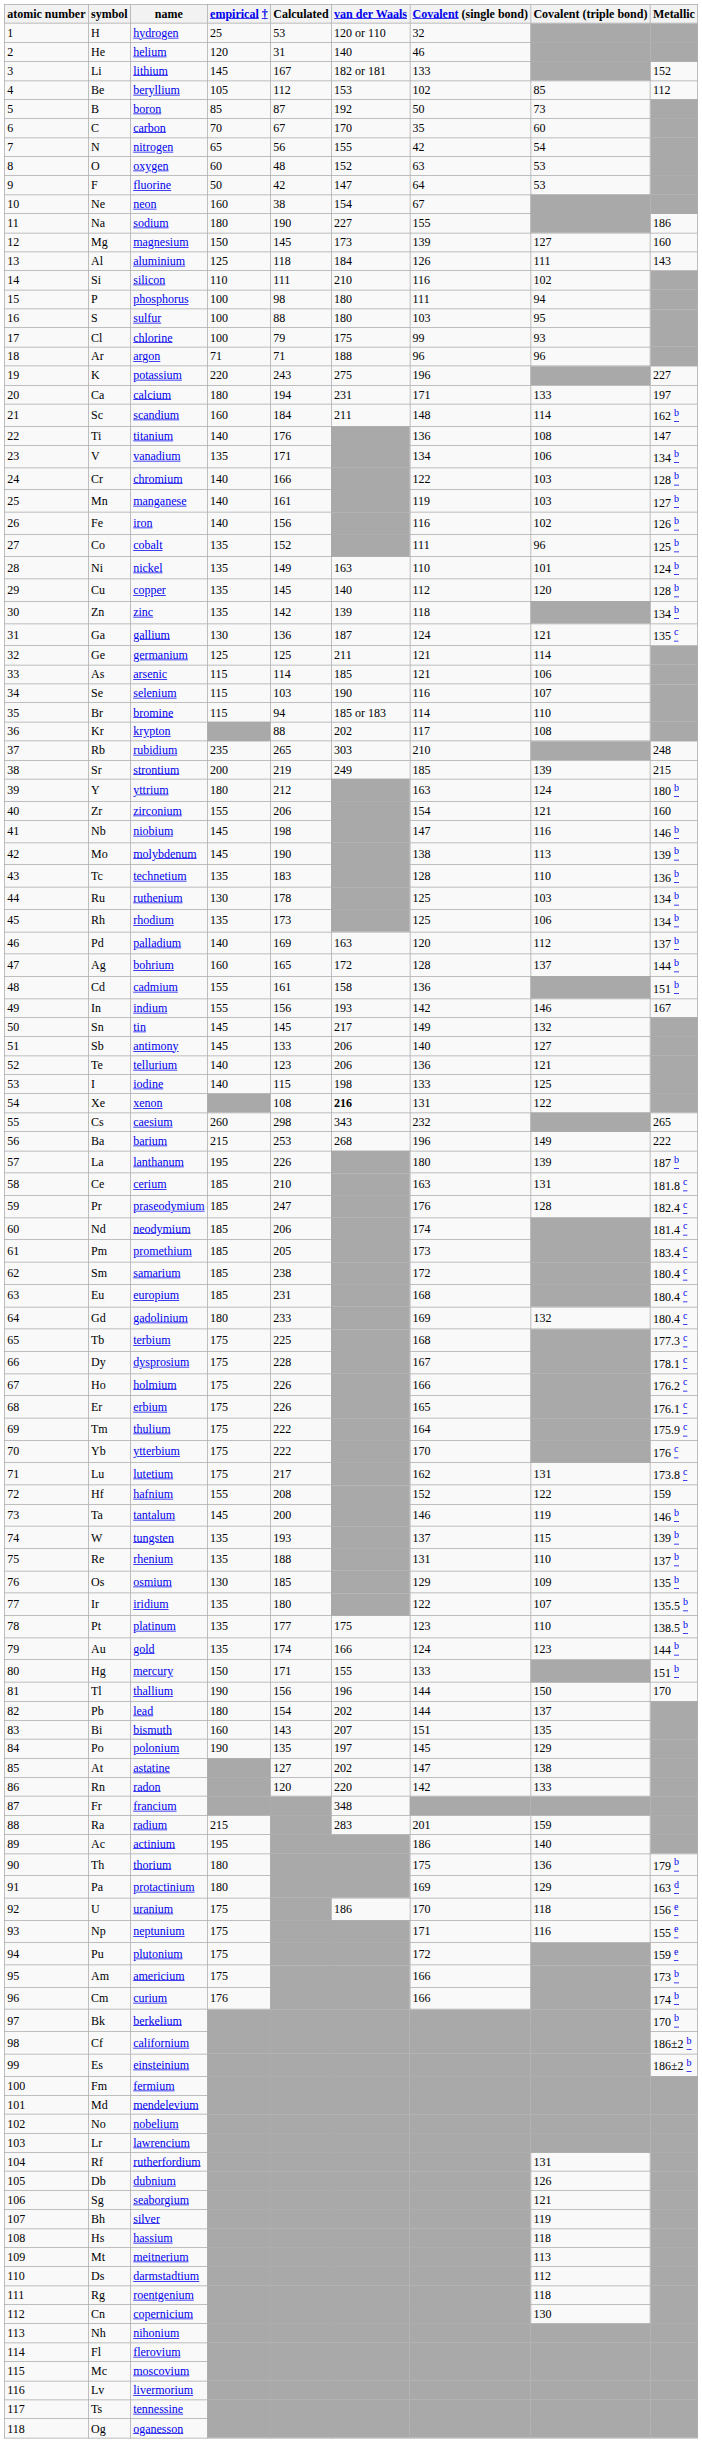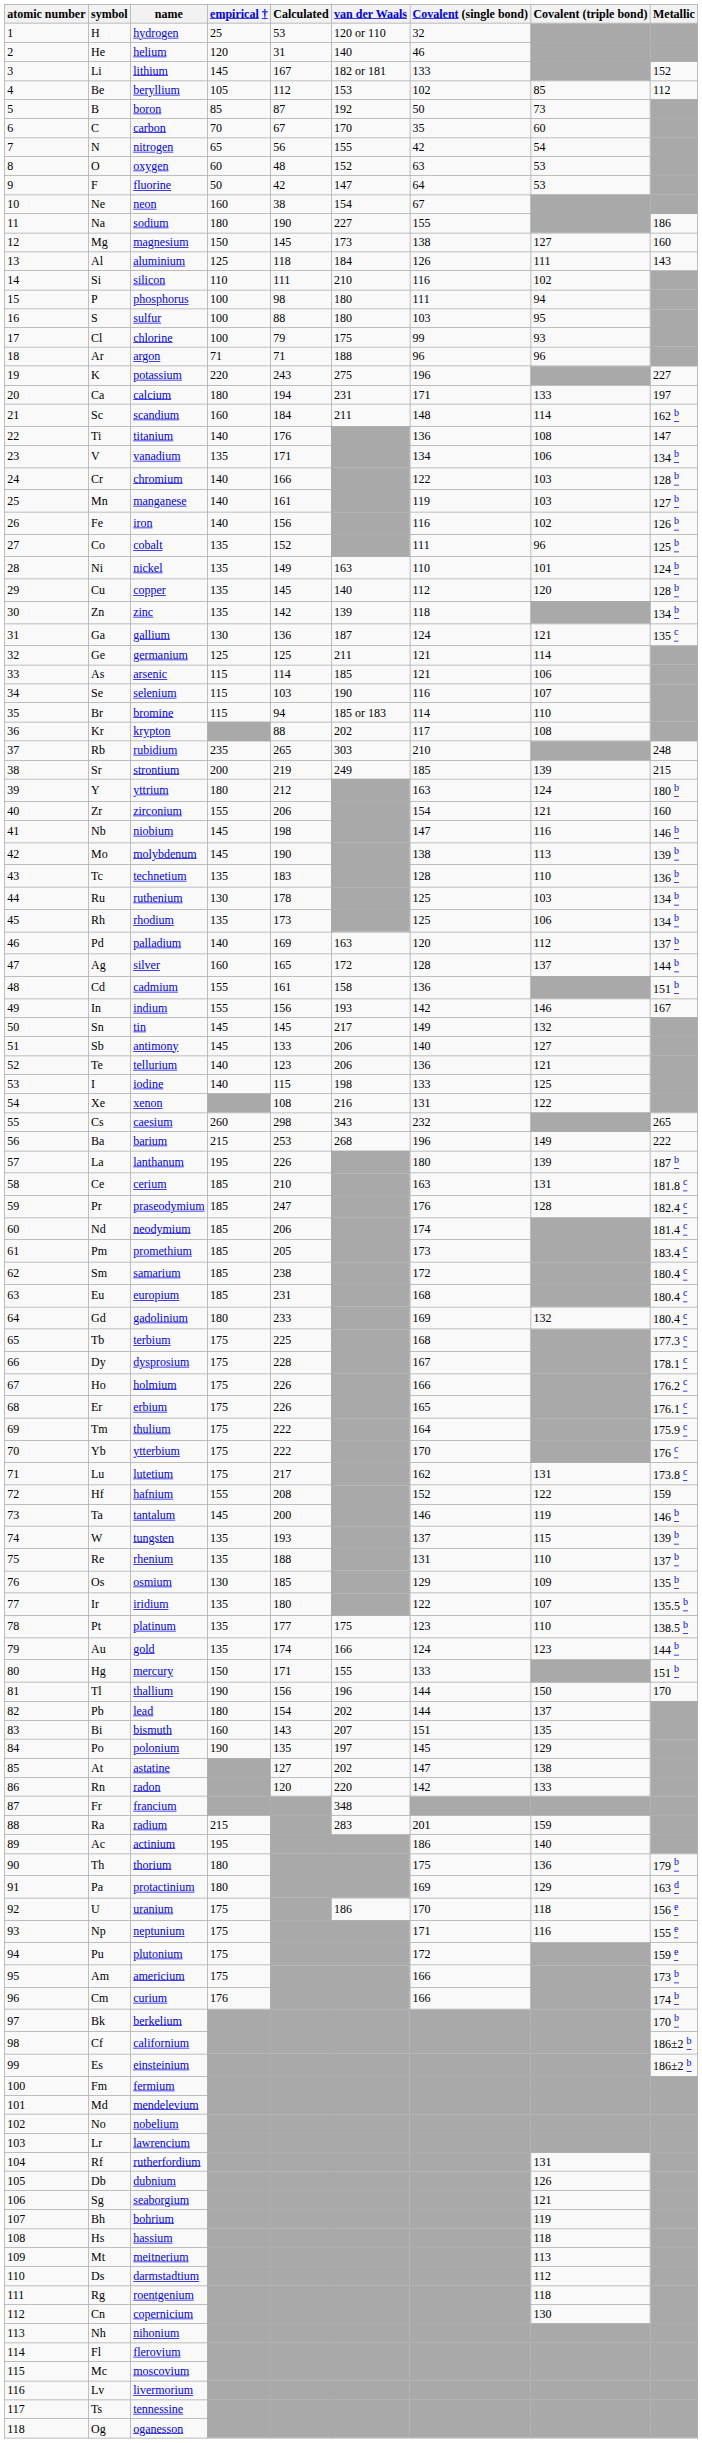(422, 242) 139 -> (422, 242) 138
(154, 965) bohrium -> (147, 965) silver
(343, 1103) bold -> (343, 1103) normal
(147, 2219) silver -> (154, 2219) bohrium
